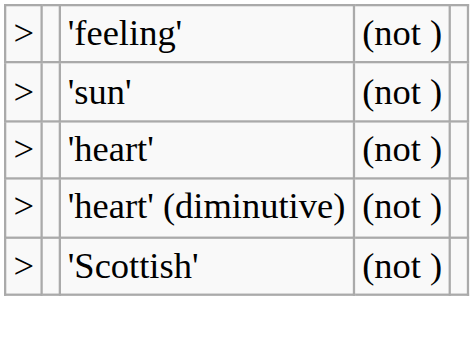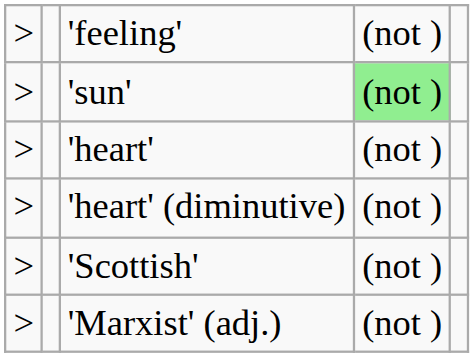(402, 91) no background -> (402, 91) lightgreen background
+ row: (175, 322)
